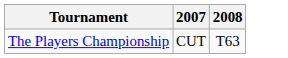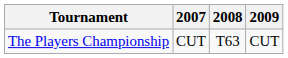+ column: (264, 16)
